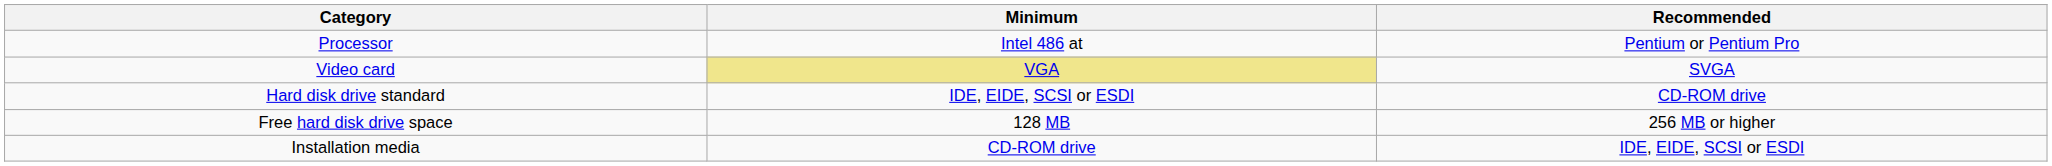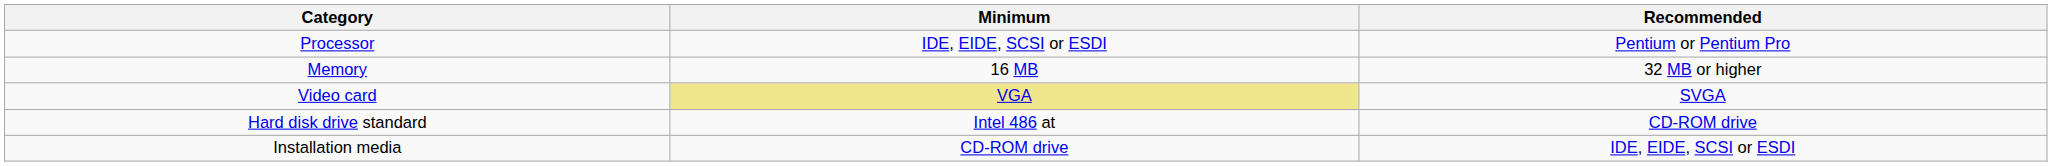(1042, 43) Intel 486 at -> (1014, 43) IDE, EIDE, SCSI or ESDI
+ row: (337, 69)
(1042, 95) IDE, EIDE, SCSI or ESDI -> (1014, 122) Intel 486 at
- row: (356, 122)
